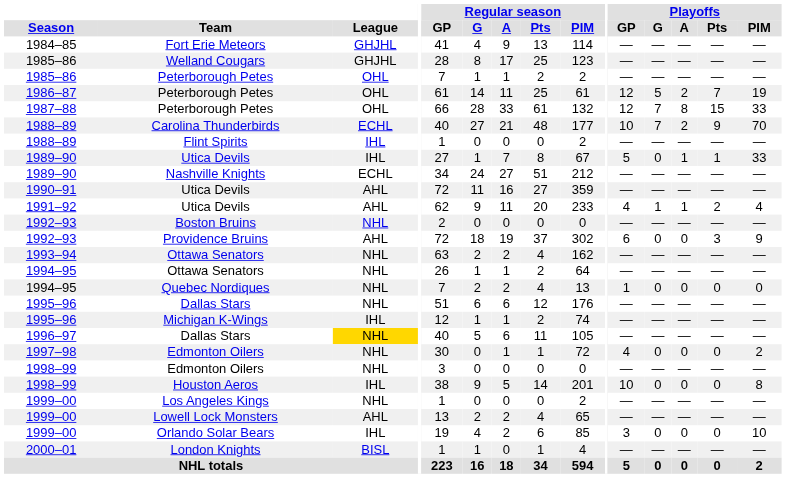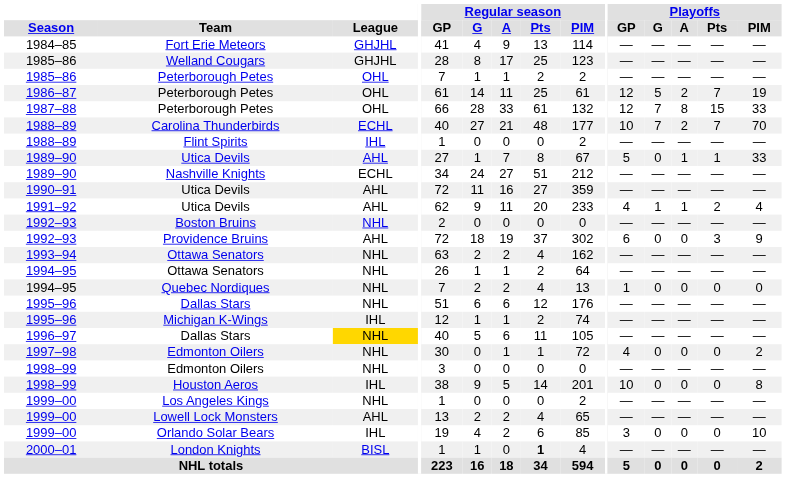(717, 125) 9 -> (717, 125) 7
(375, 157) IHL -> (375, 157) AHL
(541, 449) normal -> (541, 449) bold
